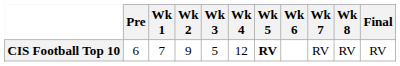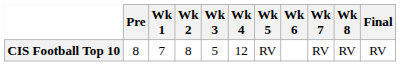(136, 50) 6 -> (136, 50) 8
(188, 50) 9 -> (188, 50) 8
(268, 50) bold -> (268, 50) normal
